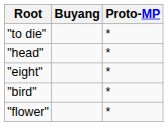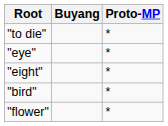+ row: (22, 53)
- row: (25, 53)
